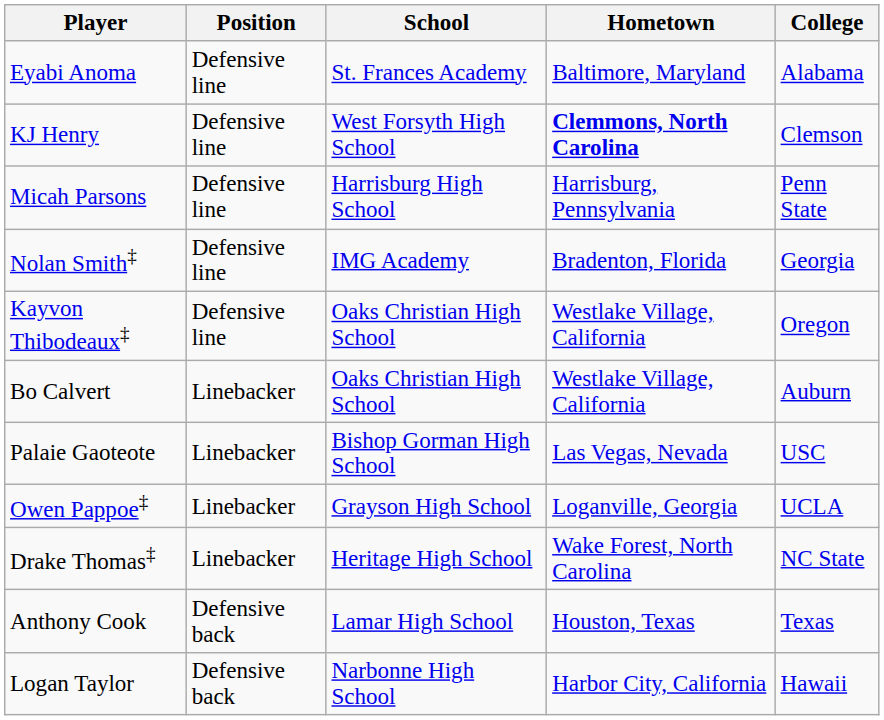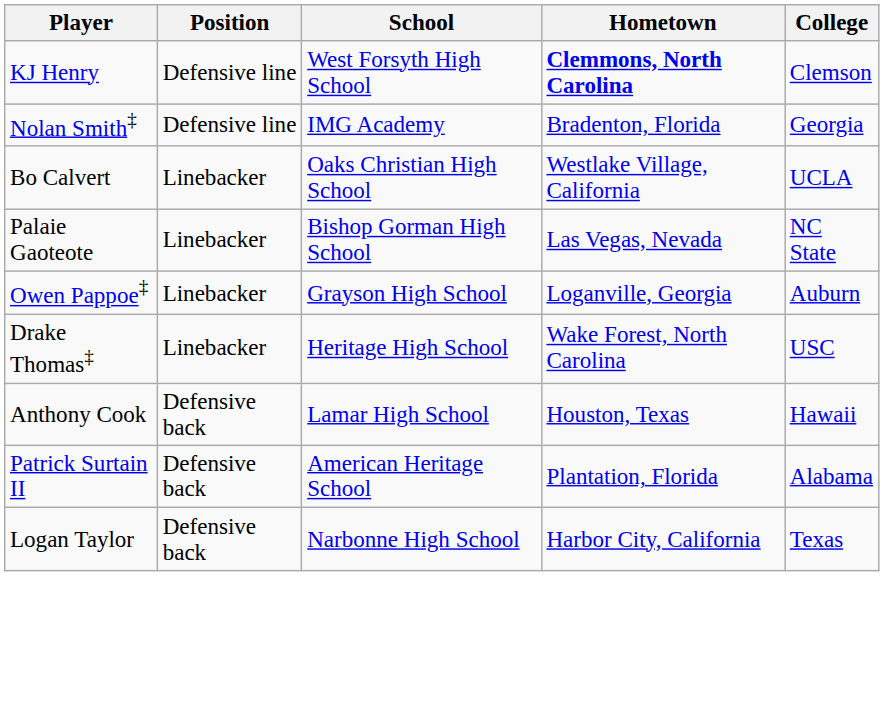- row: (73, 72)
- row: (78, 197)
- row: (70, 325)
(816, 390) Auburn -> (821, 177) UCLA
(803, 453) USC -> (813, 239) NC State
(812, 505) UCLA -> (825, 292) Auburn
(823, 558) NC State -> (812, 348) USC
(807, 620) Texas -> (823, 413) Hawaii
+ row: (79, 476)
(814, 683) Hawaii -> (816, 538) Texas
